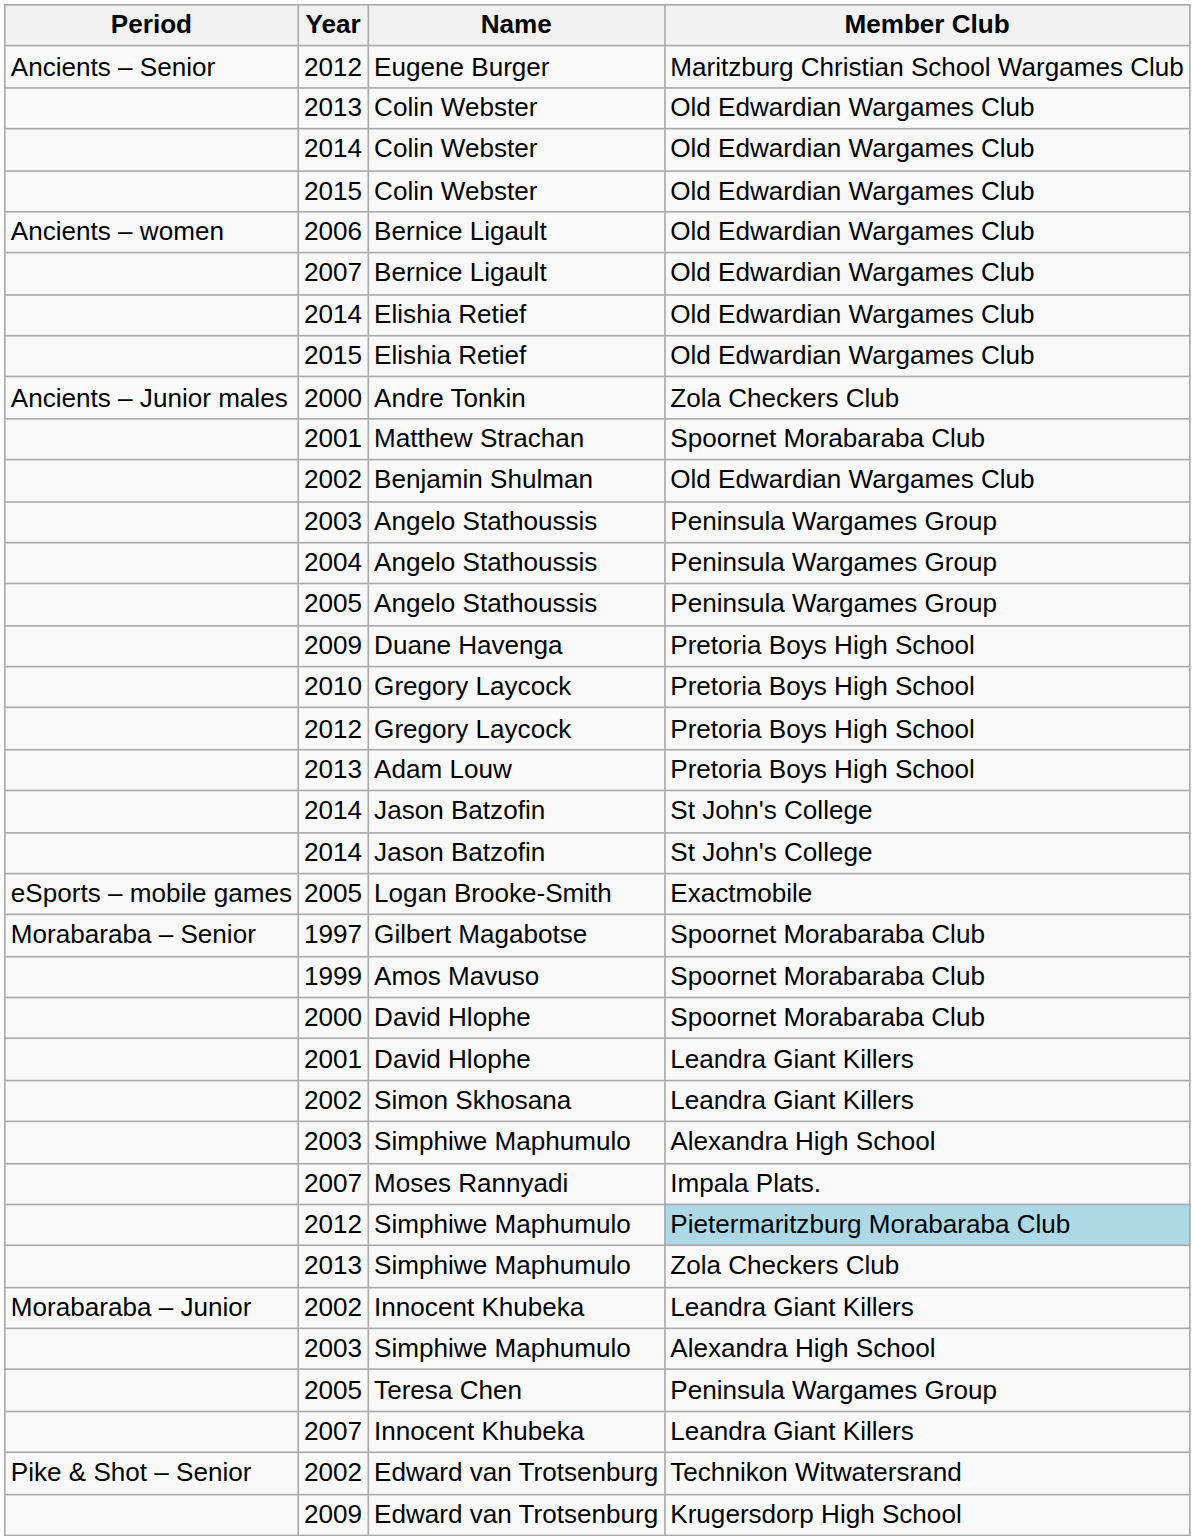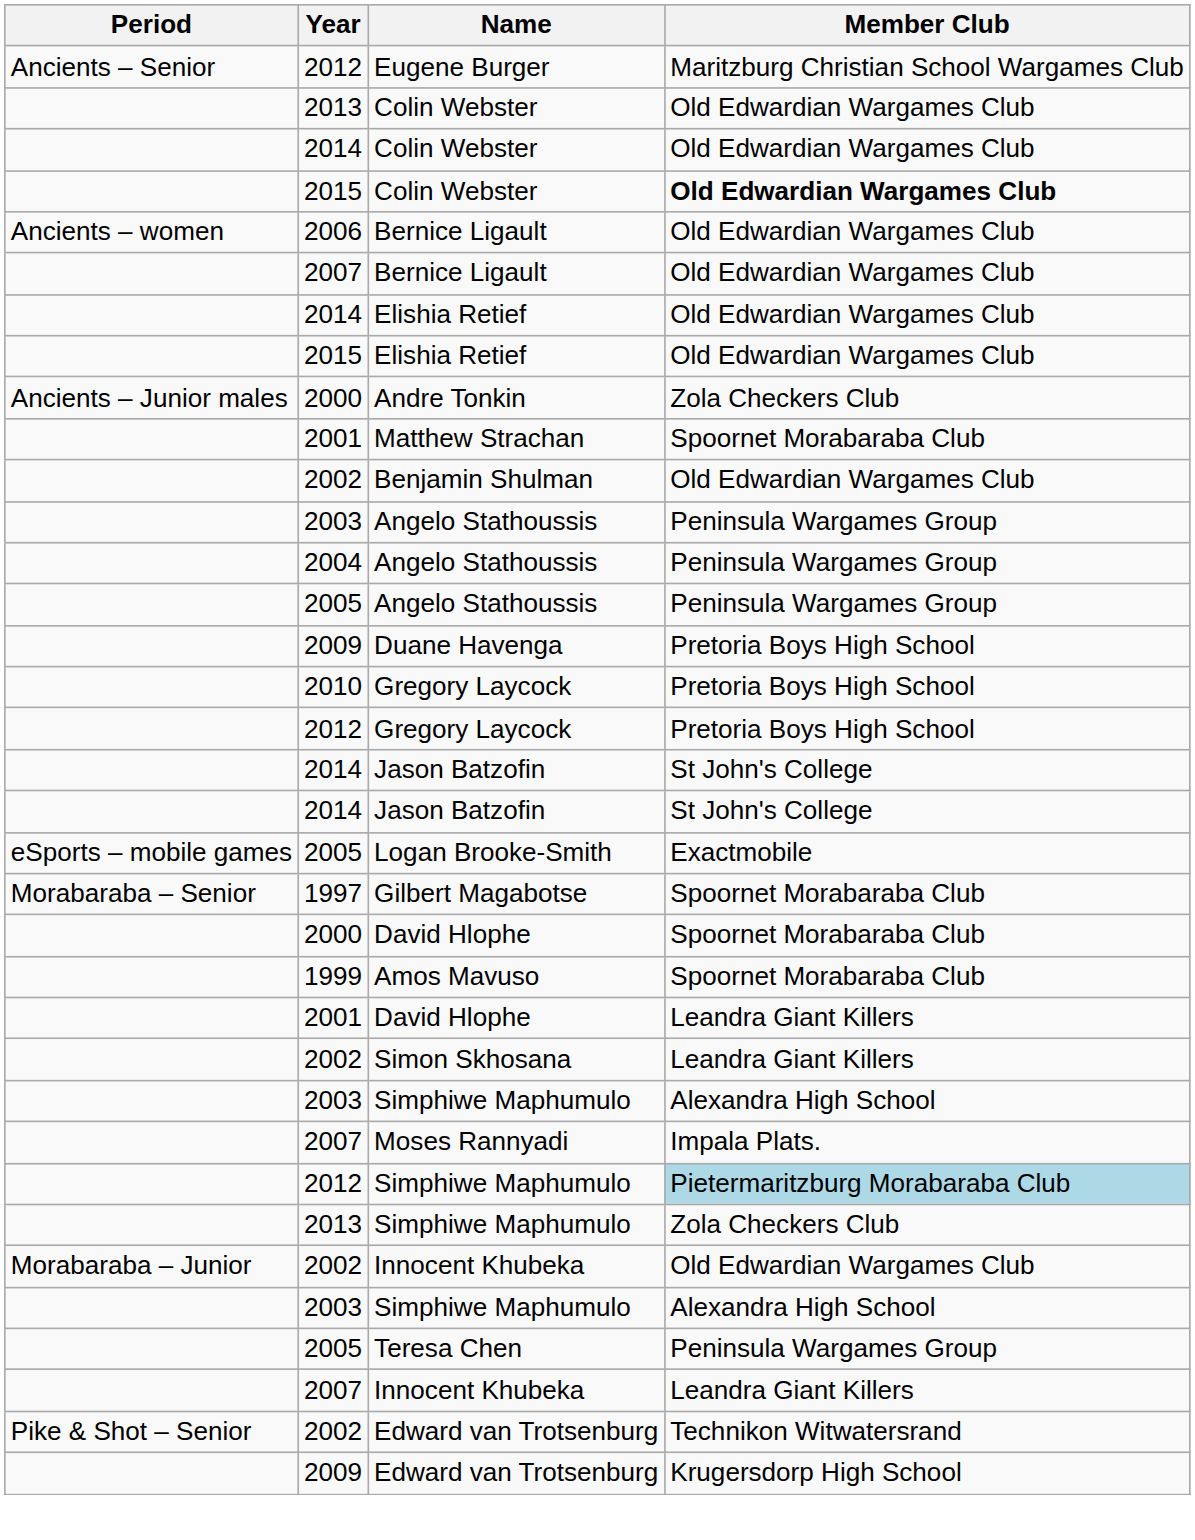(852, 190) normal -> (863, 190) bold
- row: (333, 769)
rows swapped: (333, 976) <-> (333, 1017)
(792, 1307) Leandra Giant Killers -> (852, 1266) Old Edwardian Wargames Club
